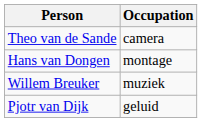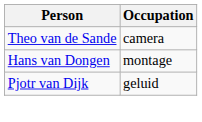- row: (54, 83)
